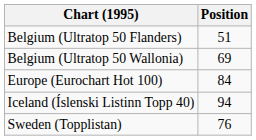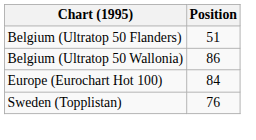(224, 59) 69 -> (213, 59) 86
- row: (101, 102)
